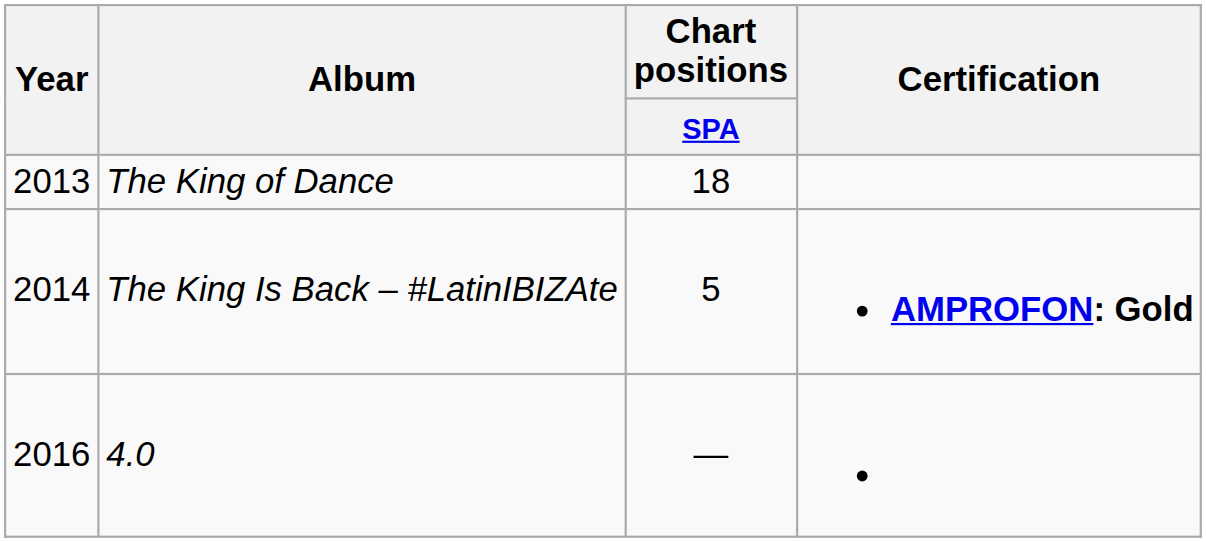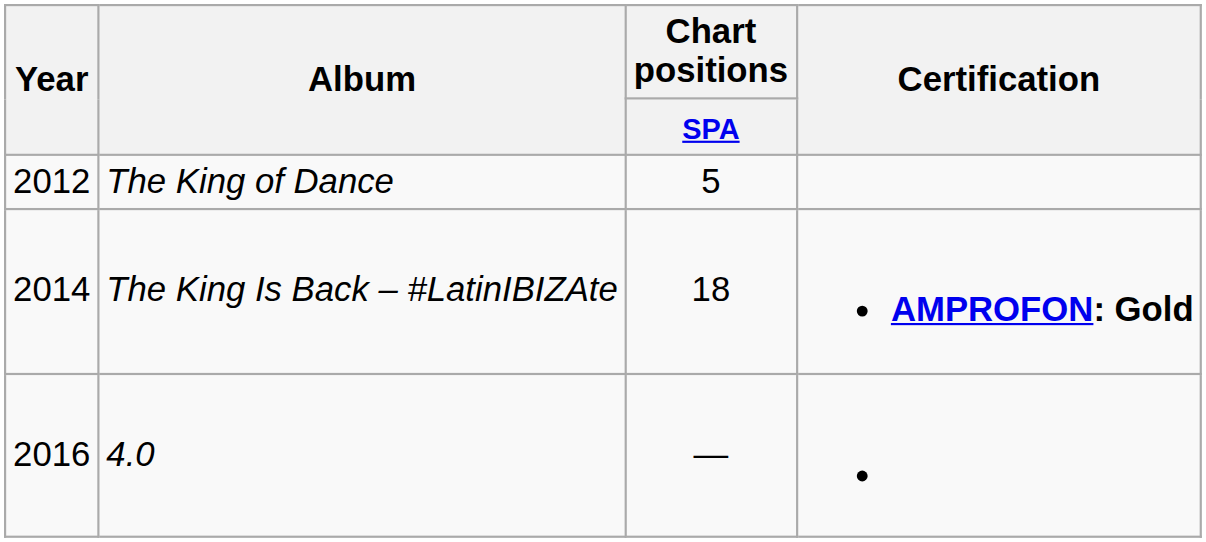(52, 181) 2013 -> (52, 181) 2012
(711, 181) 18 -> (711, 181) 5
(711, 290) 5 -> (711, 290) 18
